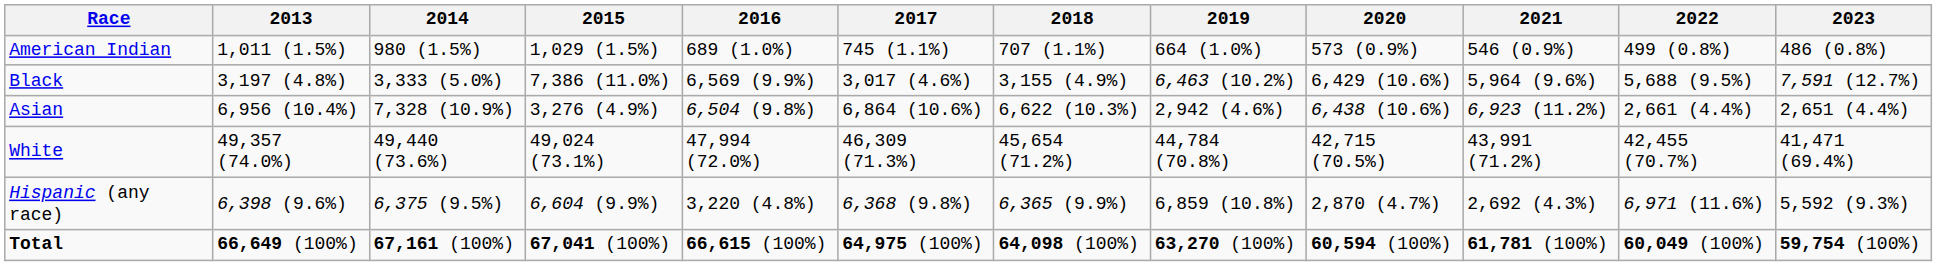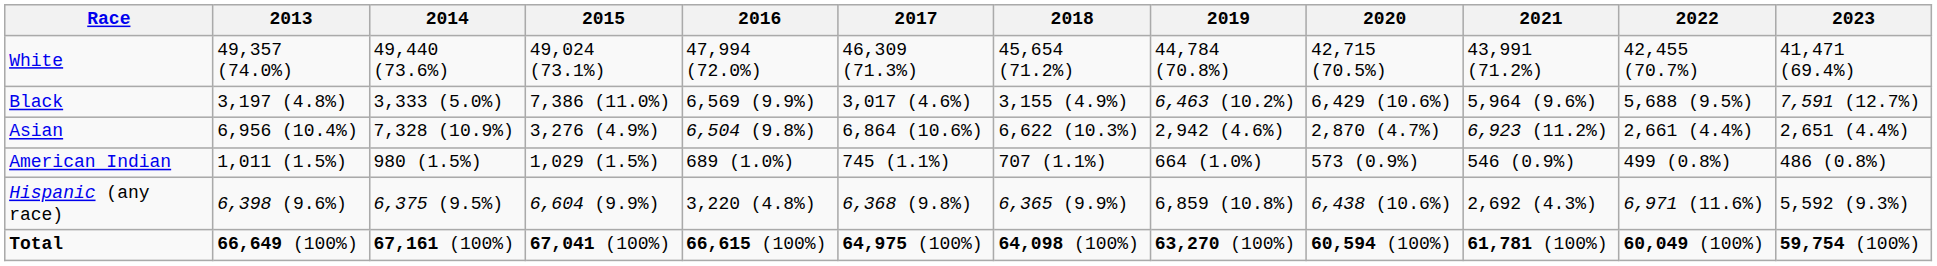rows swapped: (36, 151) <-> (90, 50)
(1381, 110) 6,438 (10.6%) -> (1376, 132) 2,870 (4.7%)
(1376, 203) 2,870 (4.7%) -> (1381, 203) 6,438 (10.6%)
